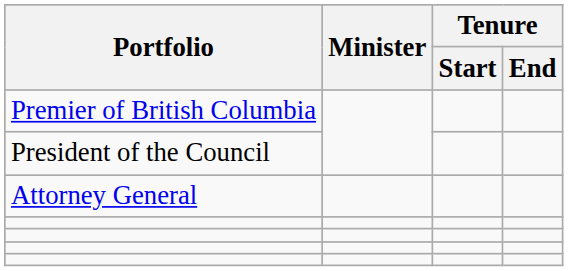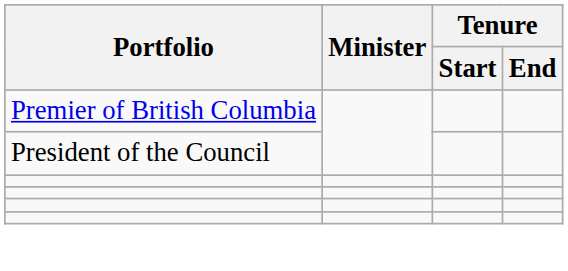- row: (104, 195)
